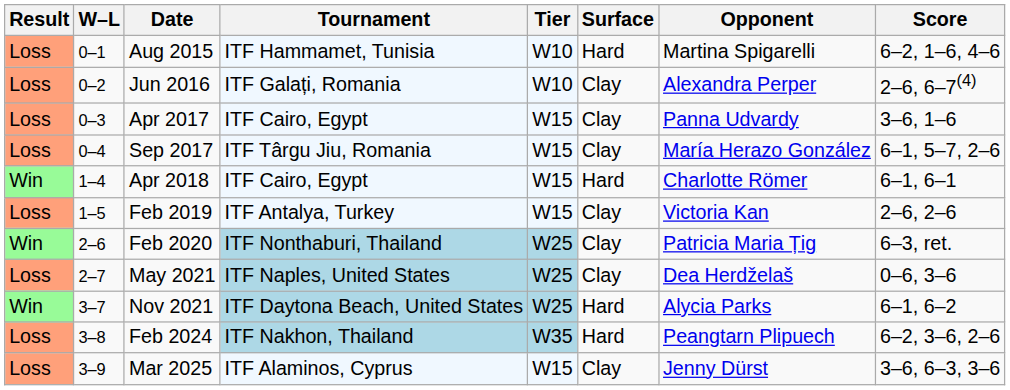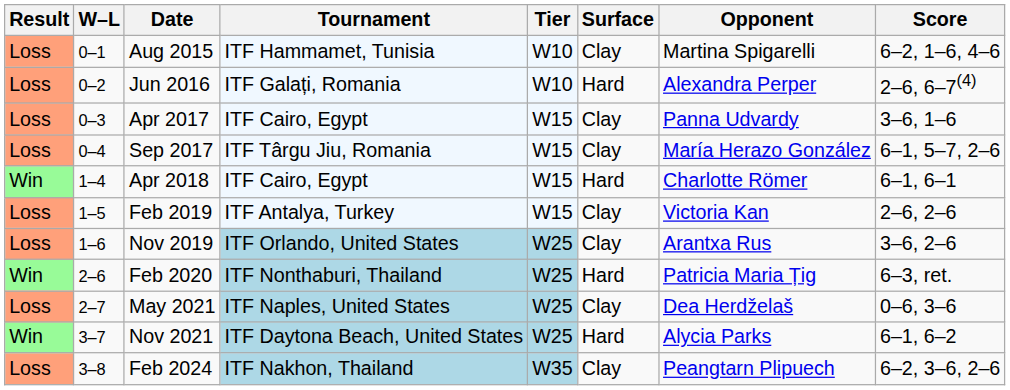(603, 51) Hard -> (601, 51) Clay
(601, 85) Clay -> (603, 85) Hard
+ row: (171, 243)
(601, 243) Clay -> (603, 275) Hard
(603, 337) Hard -> (601, 368) Clay
- row: (171, 368)
